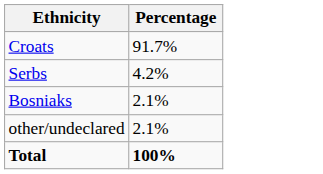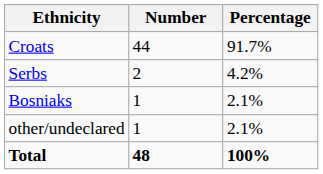+ column: (176, 18)
